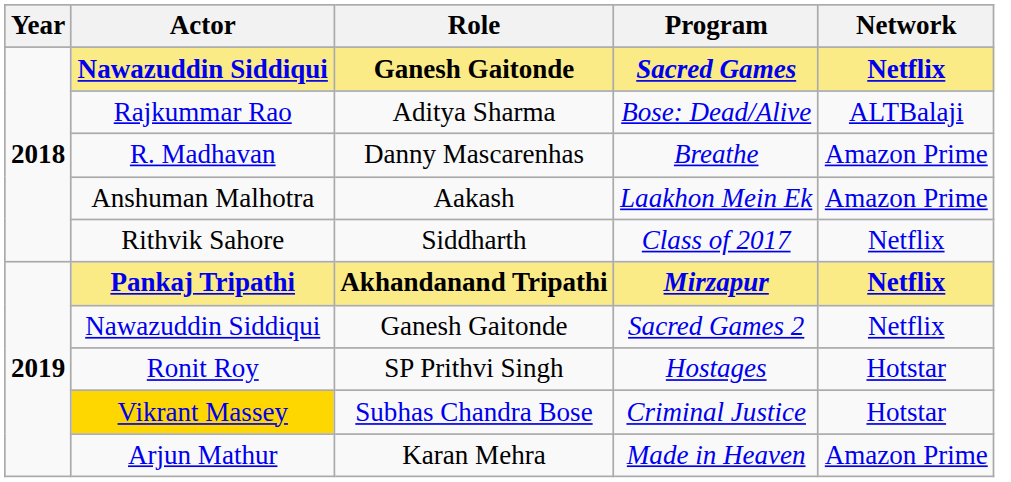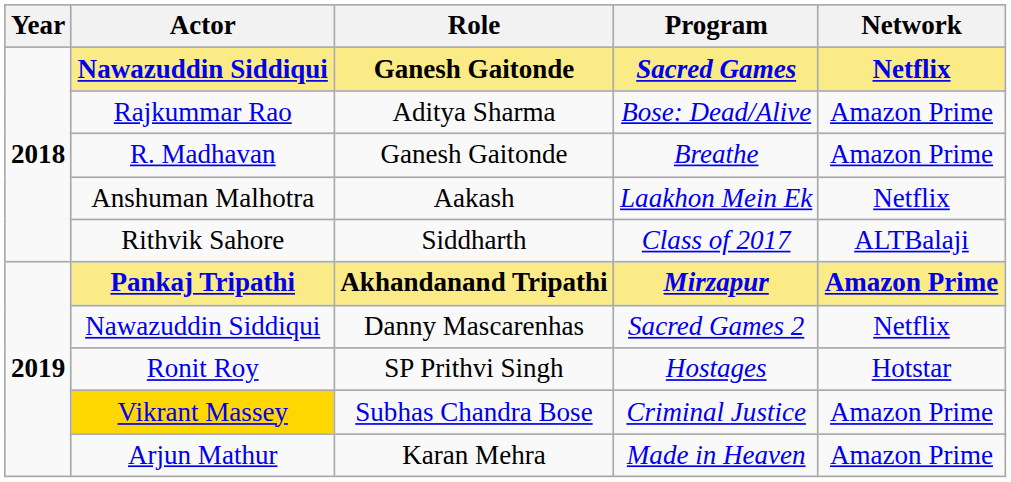(906, 111) ALTBalaji -> (912, 111) Amazon Prime
(474, 154) Danny Mascarenhas -> (474, 154) Ganesh Gaitonde
(906, 197) Amazon Prime -> (912, 197) Netflix
(906, 240) Netflix -> (912, 240) ALTBalaji
(906, 283) Netflix -> (912, 283) Amazon Prime
(474, 326) Ganesh Gaitonde -> (474, 326) Danny Mascarenhas
(906, 411) Hotstar -> (912, 411) Amazon Prime
